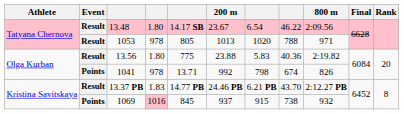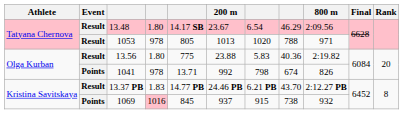(291, 27) 46.22 -> (291, 27) 46.29
